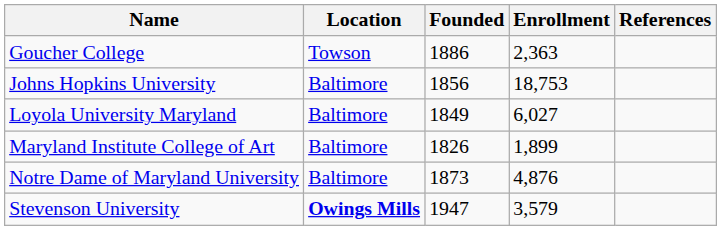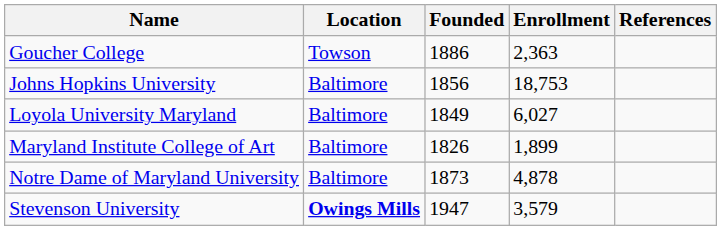(536, 177) 4,876 -> (536, 177) 4,878
